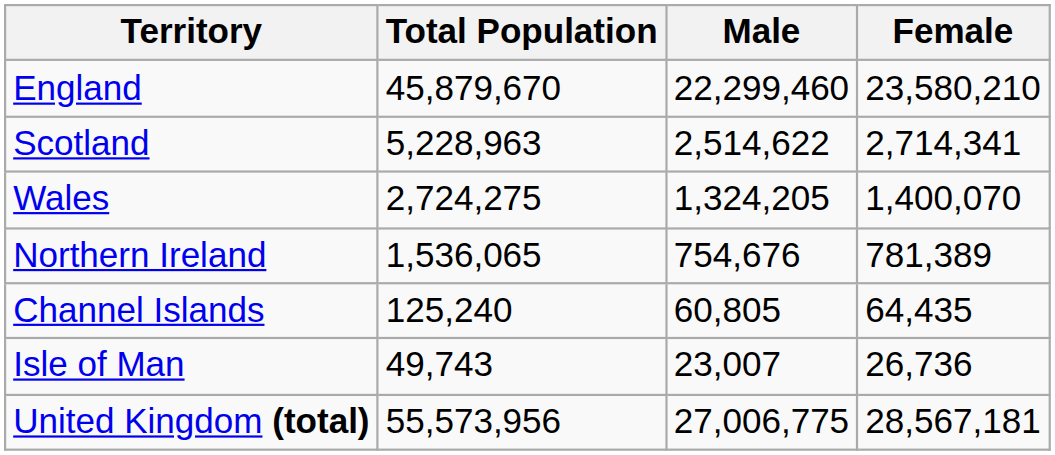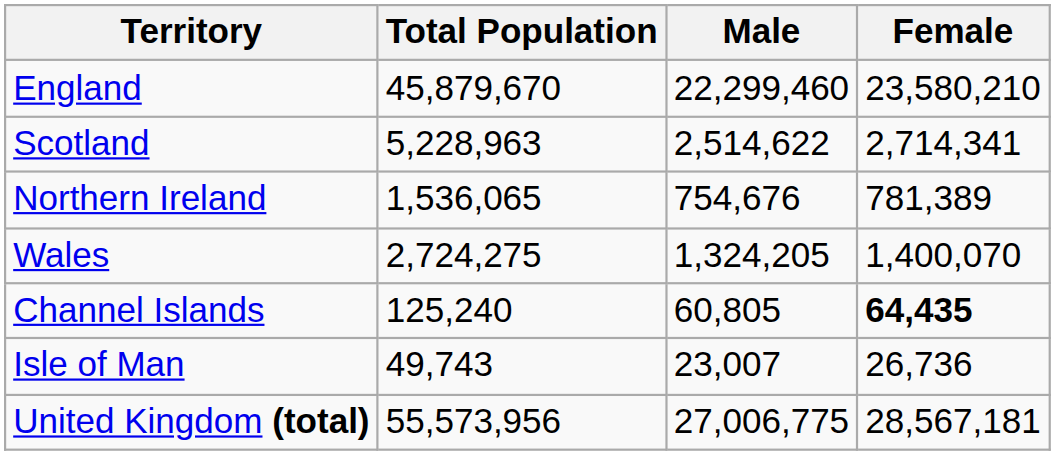rows swapped: (61, 198) <-> (140, 254)
(919, 310) normal -> (919, 310) bold
